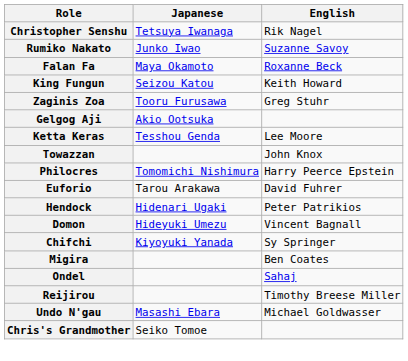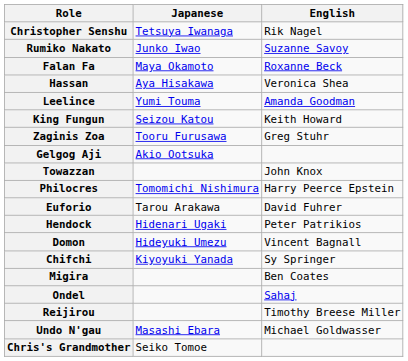+ row: (69, 84)
+ row: (69, 101)
- row: (69, 136)
